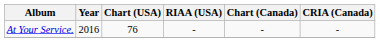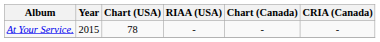(89, 29) 2016 -> (89, 29) 2015
(132, 29) 76 -> (132, 29) 78
